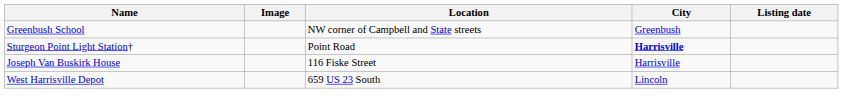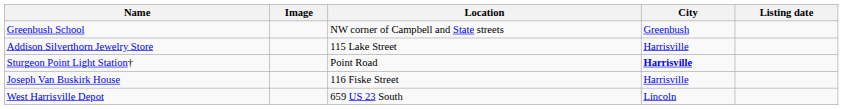+ row: (80, 46)
